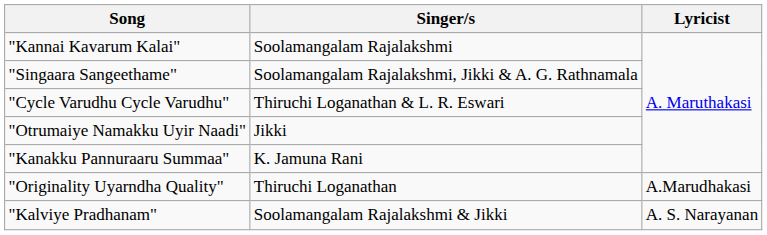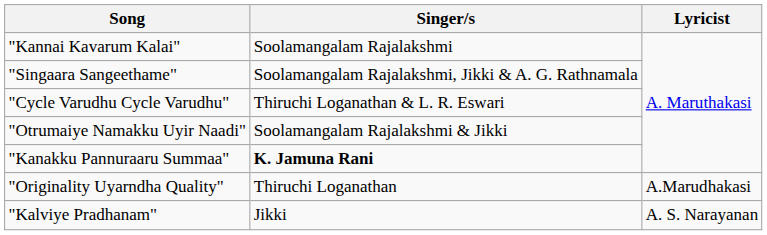(270, 131) Jikki -> (381, 131) Soolamangalam Rajalakshmi & Jikki
(308, 159) normal -> (314, 159) bold
(381, 215) Soolamangalam Rajalakshmi & Jikki -> (270, 215) Jikki
